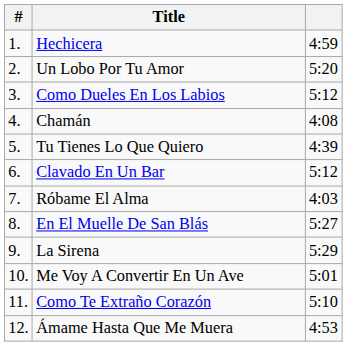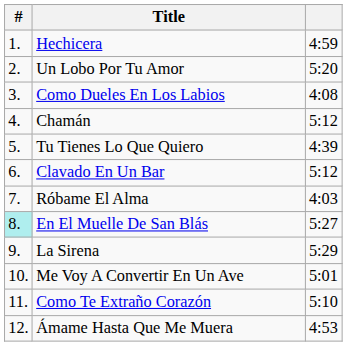(323, 95) 5:12 -> (323, 95) 4:08
(323, 120) 4:08 -> (323, 120) 5:12
(14, 224) no background -> (14, 224) paleturquoise background
